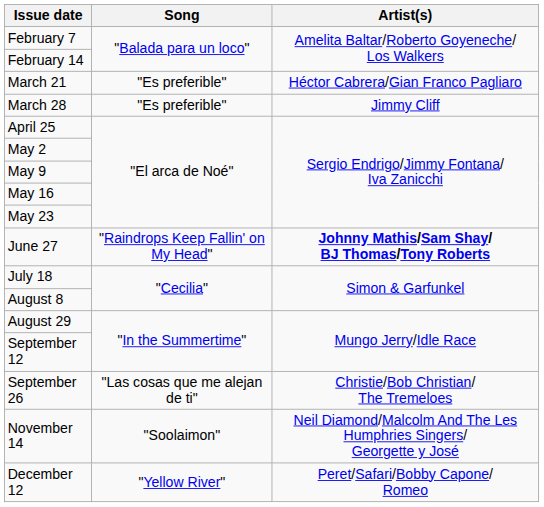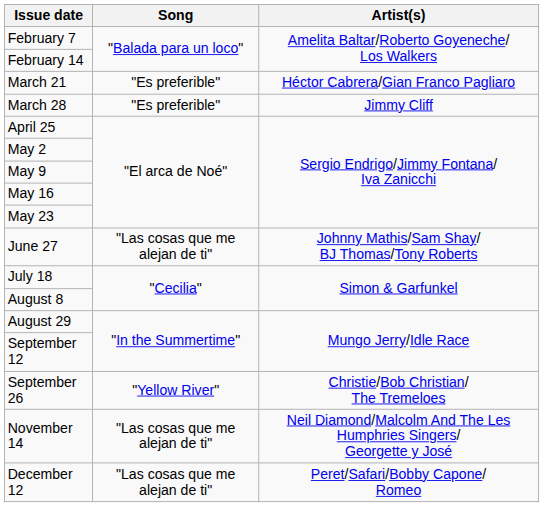(182, 246) "Raindrops Keep Fallin' on My Head" -> (176, 246) "Las cosas que me alejan de ti"
(405, 246) bold -> (399, 246) normal
(182, 390) "Las cosas que me alejan de ti" -> (176, 390) "Yellow River"
(182, 436) "Soolaimon" -> (176, 436) "Las cosas que me alejan de ti"
(182, 482) "Yellow River" -> (176, 482) "Las cosas que me alejan de ti"
